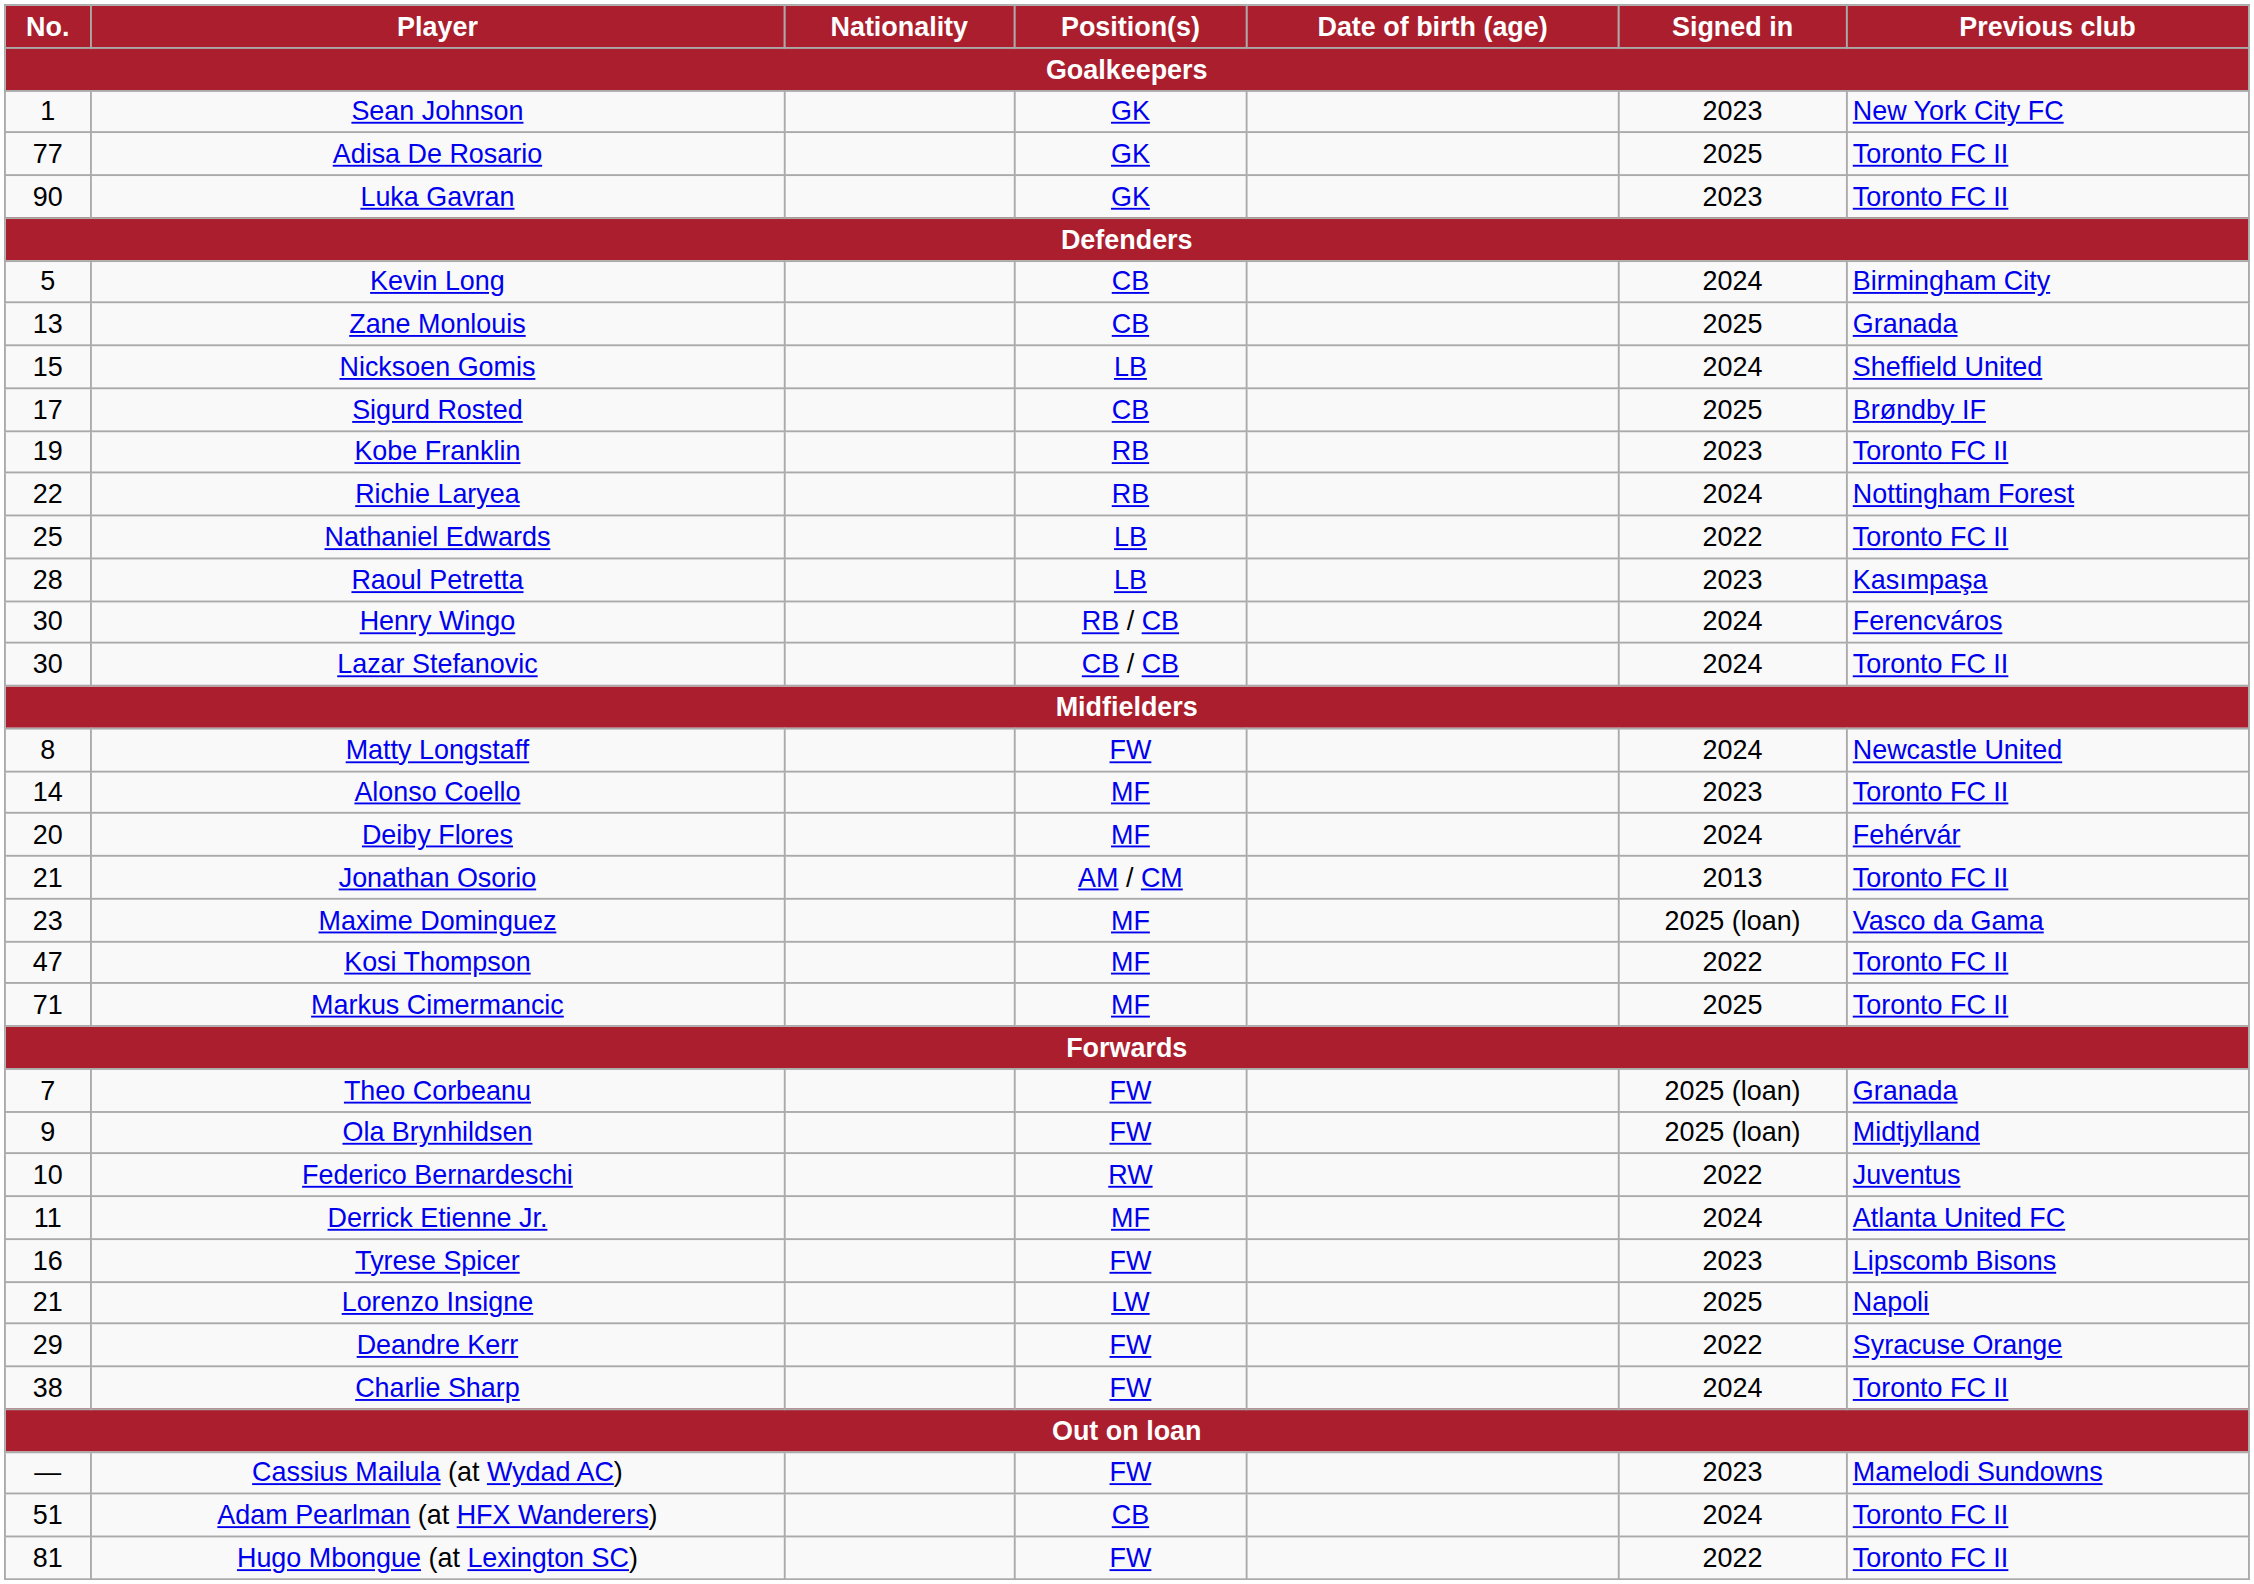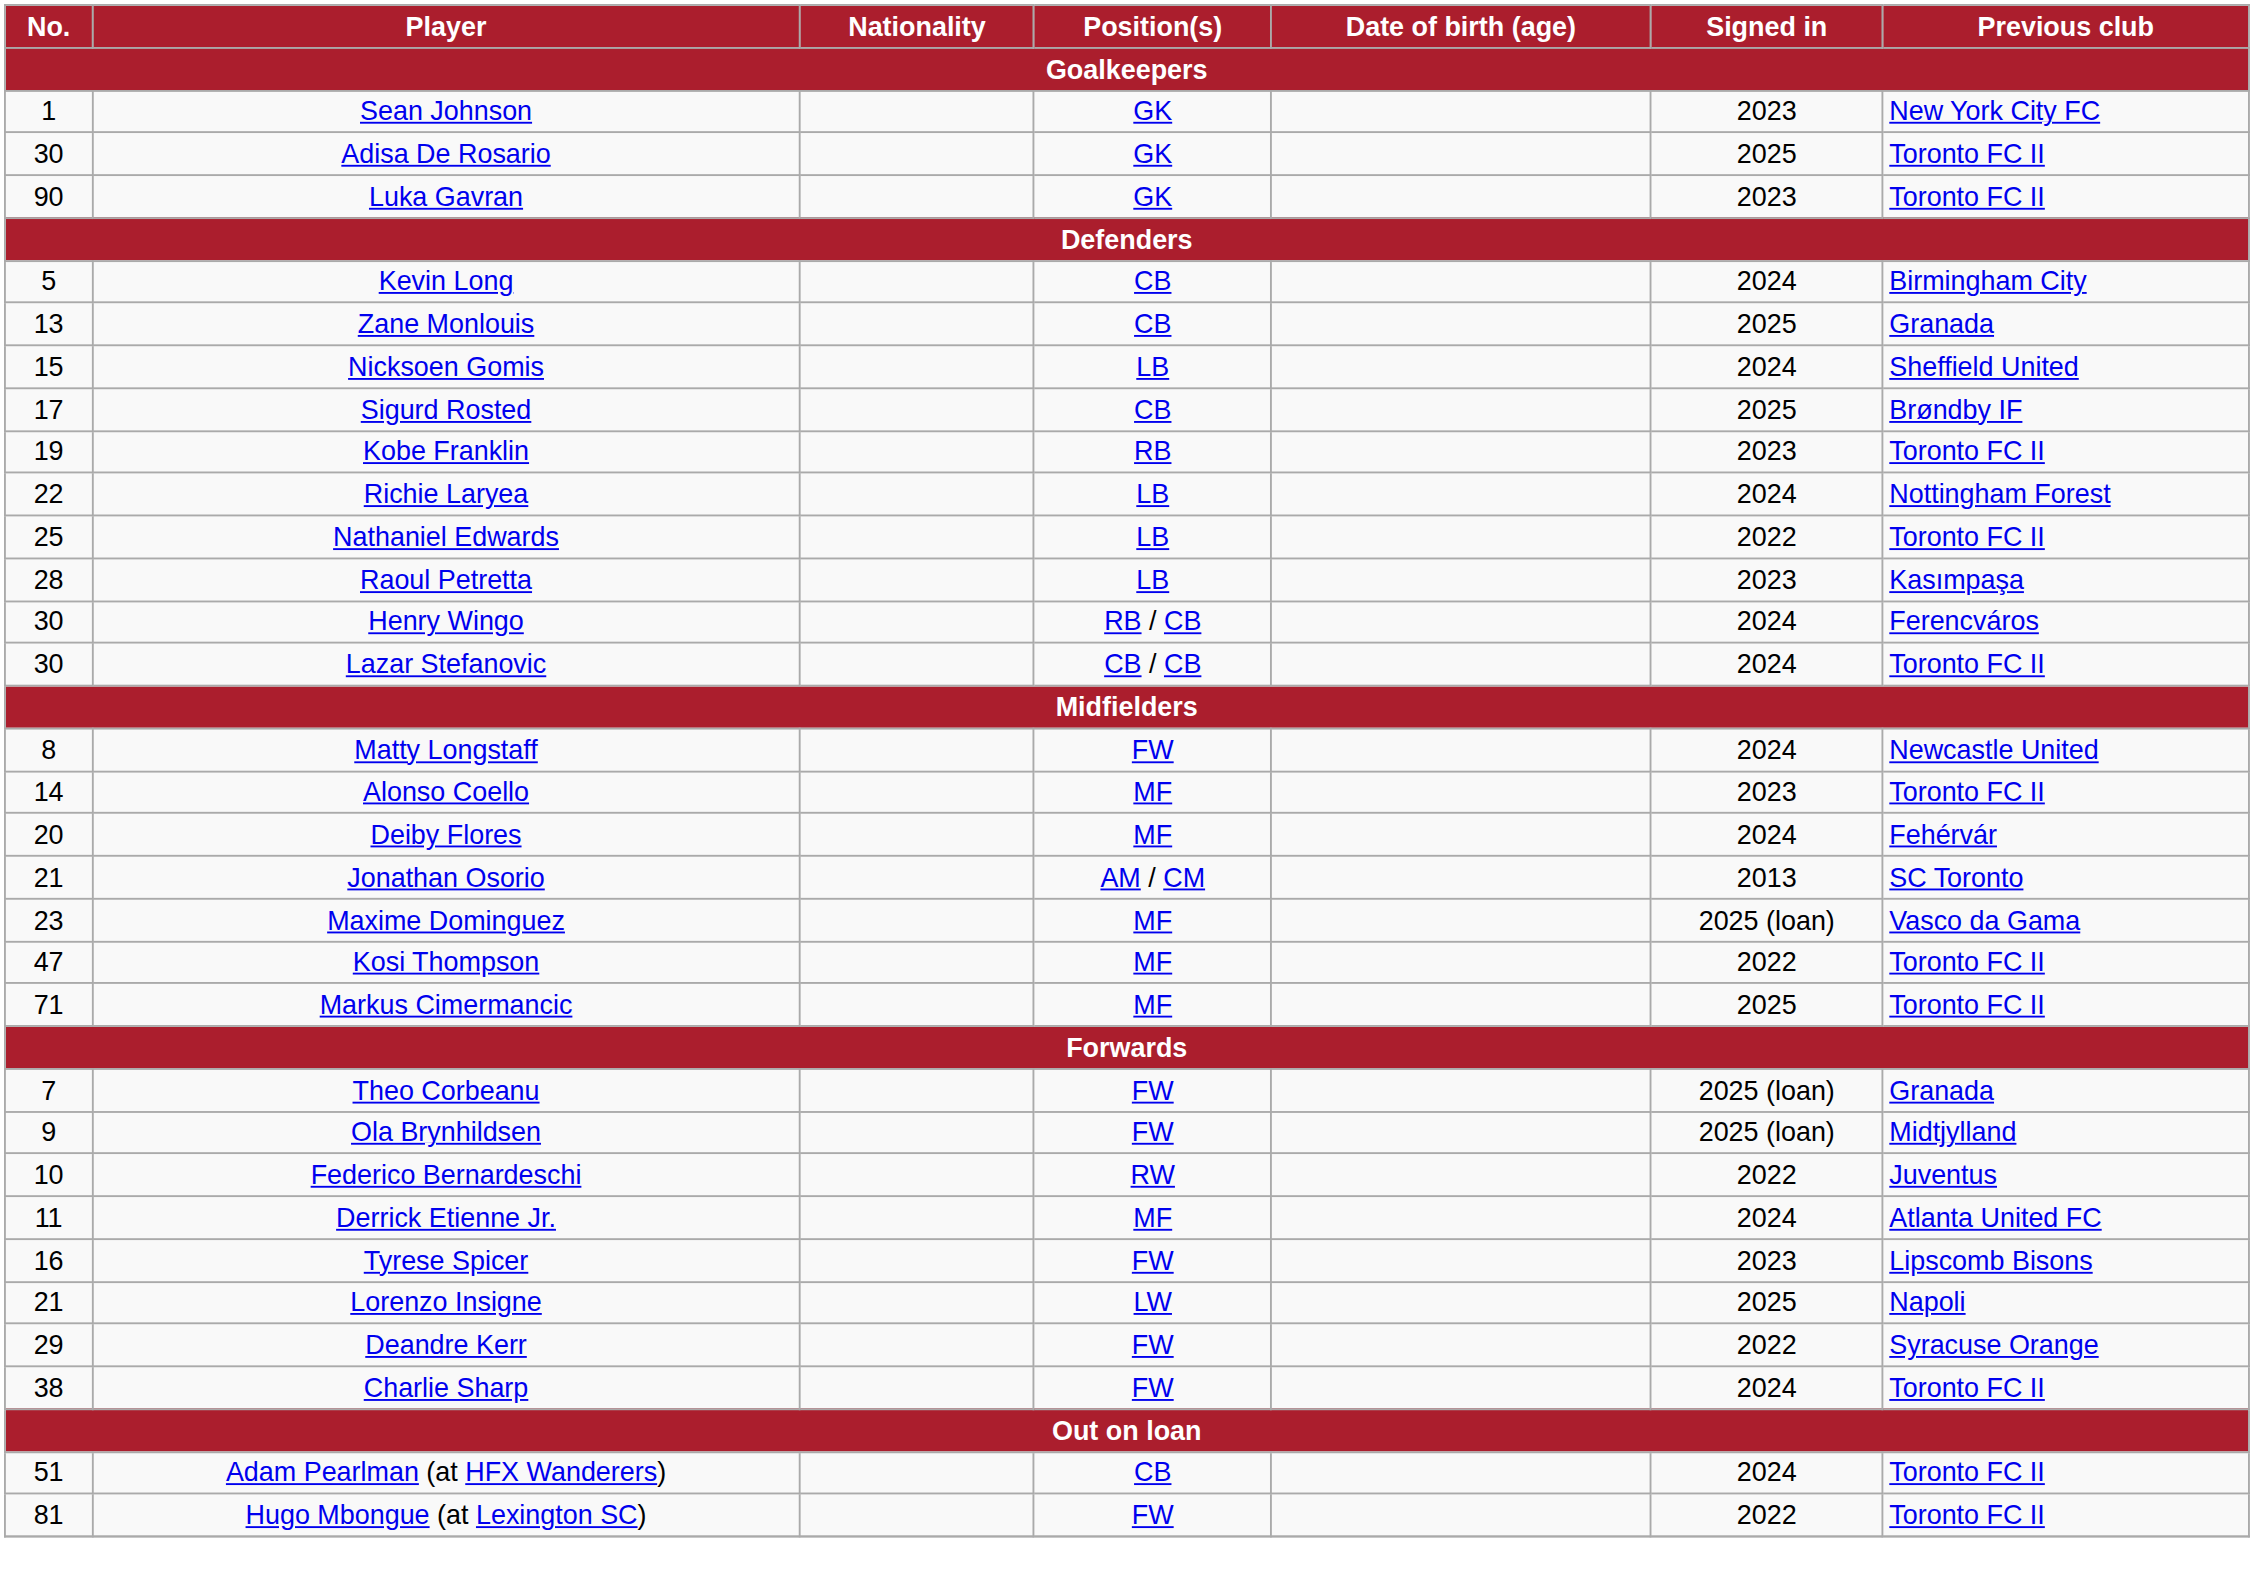(48, 154) 77 -> (49, 154) 30
(1130, 495) RB -> (1153, 495) LB
(1931, 877) Toronto FC II -> (1956, 877) SC Toronto
- row: (437, 1473)
